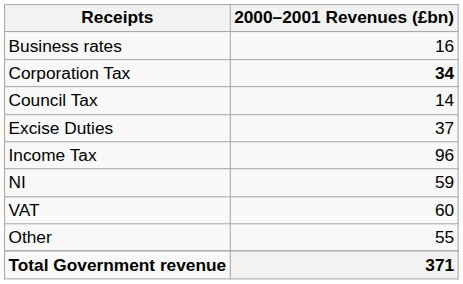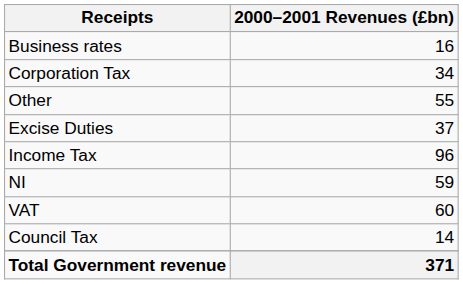(444, 73) bold -> (444, 73) normal
rows swapped: (53, 100) <-> (30, 237)
